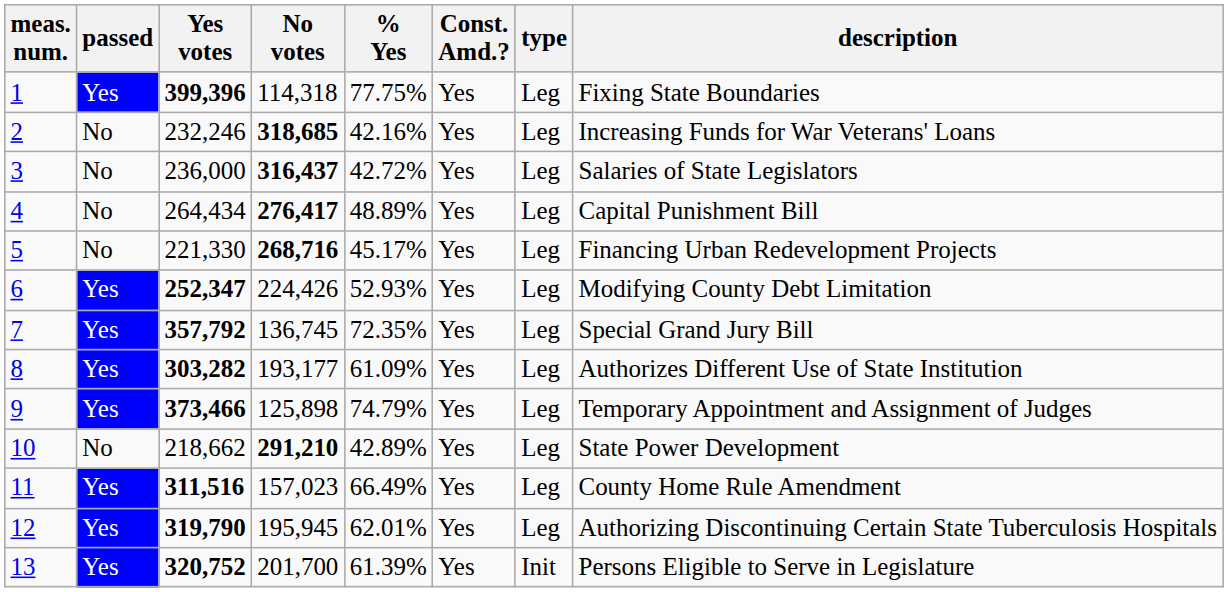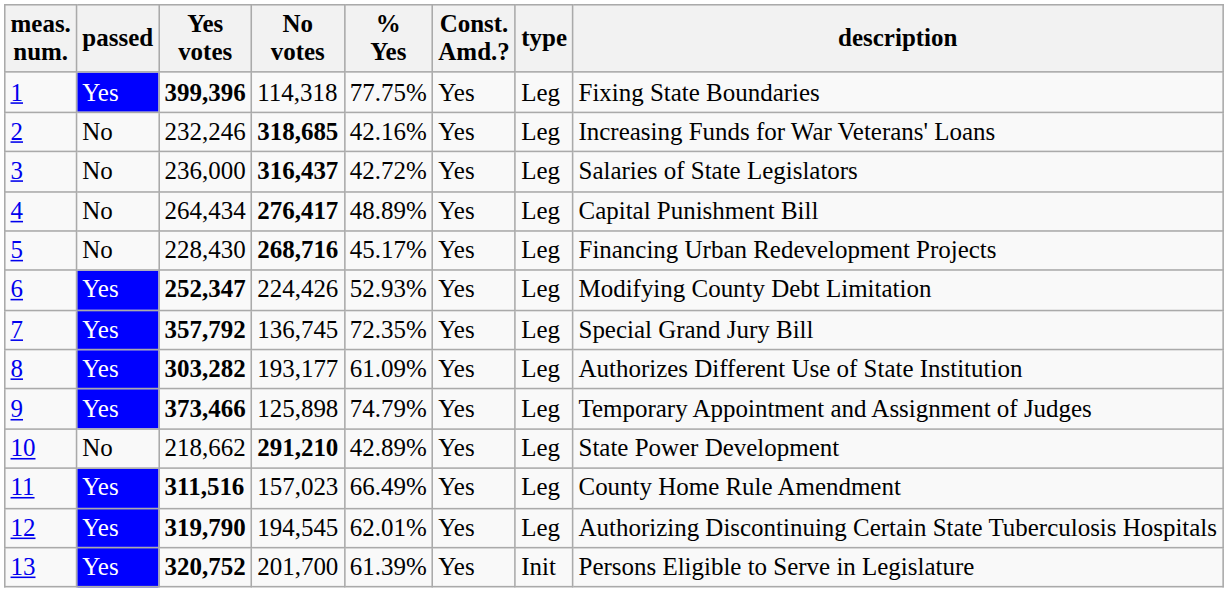(205, 250) 221,330 -> (205, 250) 228,430
(298, 527) 195,945 -> (298, 527) 194,545
